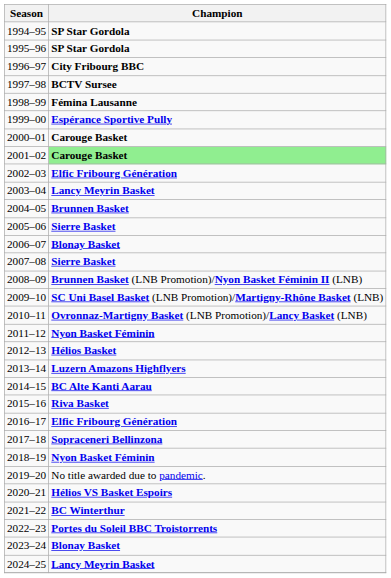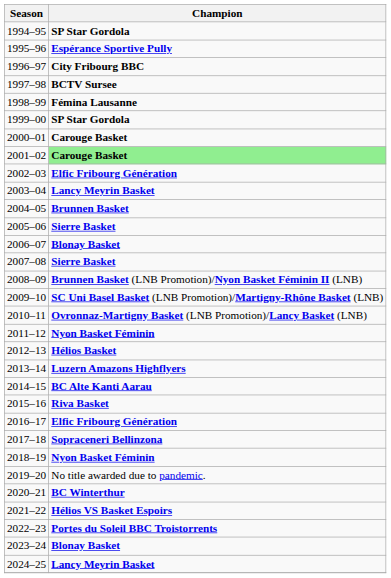(90, 48) SP Star Gordola -> (112, 48) Espérance Sportive Pully
(112, 119) Espérance Sportive Pully -> (90, 119) SP Star Gordola
(112, 492) Hélios VS Basket Espoirs -> (88, 492) BC Winterthur
(88, 510) BC Winterthur -> (112, 510) Hélios VS Basket Espoirs
